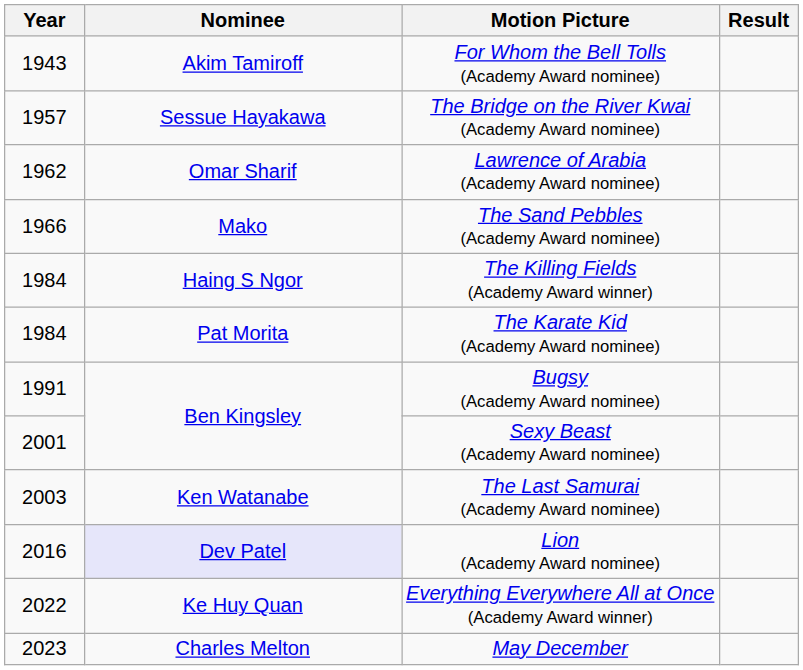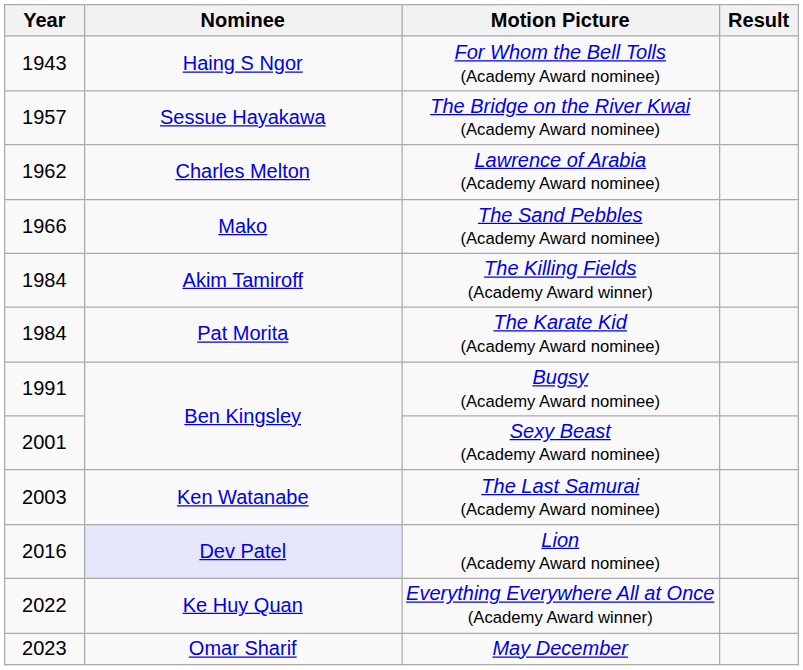(243, 63) Akim Tamiroff -> (243, 63) Haing S Ngor
(243, 171) Omar Sharif -> (243, 171) Charles Melton
(243, 280) Haing S Ngor -> (243, 280) Akim Tamiroff
(243, 648) Charles Melton -> (243, 648) Omar Sharif
